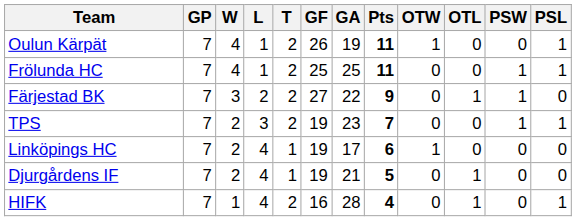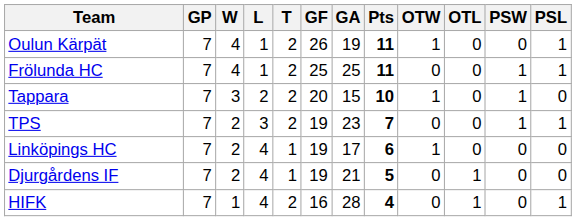+ row: (38, 96)
- row: (56, 96)
